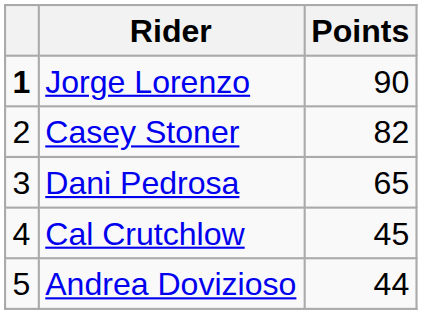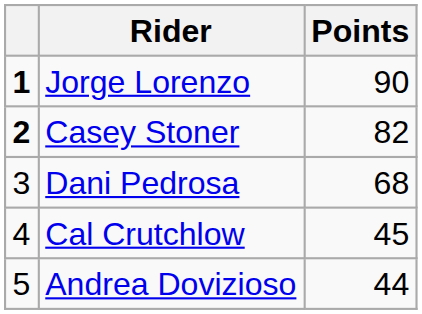(21, 132) normal -> (21, 132) bold
(391, 183) 65 -> (391, 183) 68
